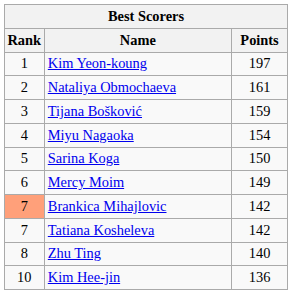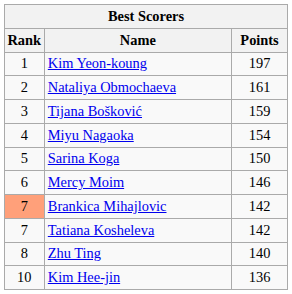(260, 182) 149 -> (260, 182) 146
